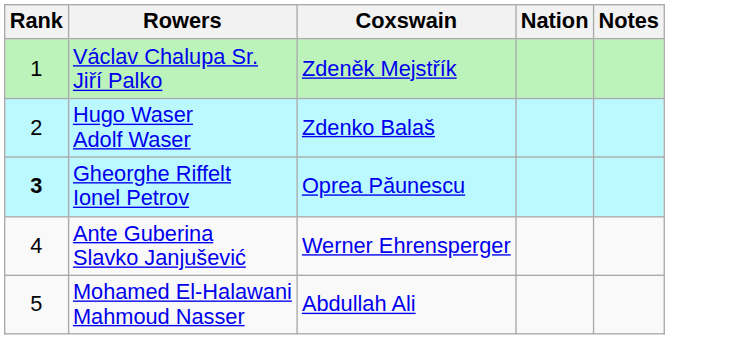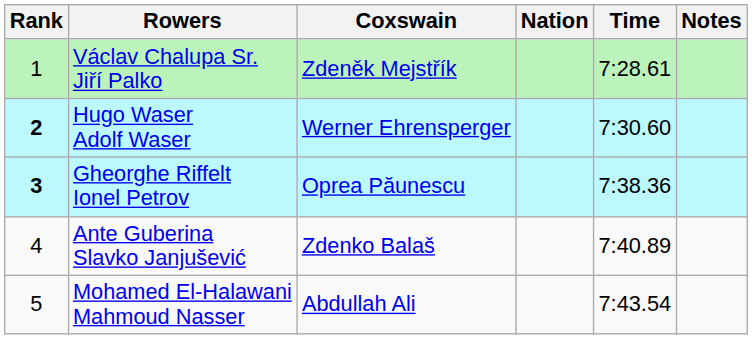+ column: (635, 21)
(36, 127) normal -> (36, 127) bold
(368, 127) Zdenko Balaš -> (406, 127) Werner Ehrensperger
(406, 245) Werner Ehrensperger -> (368, 245) Zdenko Balaš
